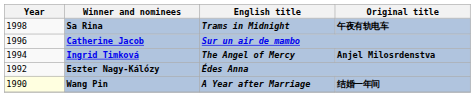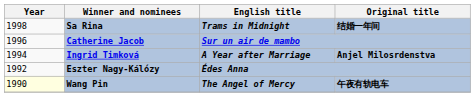(363, 26) 午夜有轨电车 -> (359, 26) 结婚一年间
(248, 55) The Angel of Mercy -> (256, 55) A Year after Marriage
(256, 84) A Year after Marriage -> (248, 84) The Angel of Mercy
(359, 84) 结婚一年间 -> (363, 84) 午夜有轨电车
